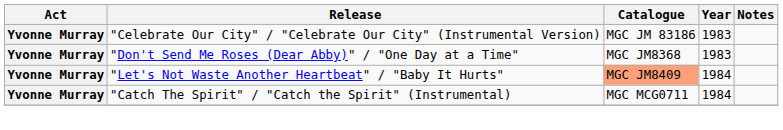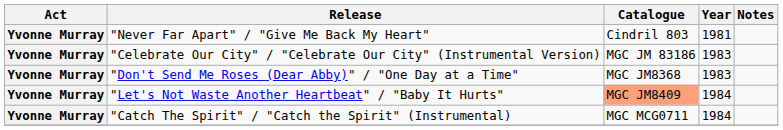+ row: (270, 35)
